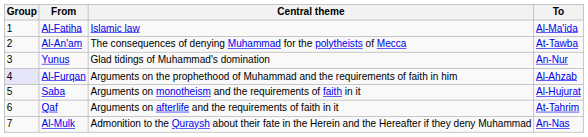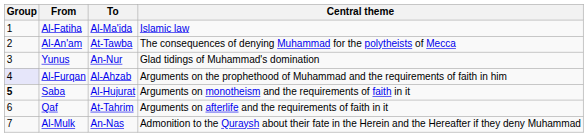columns swapped: (558, 12) <-> (311, 12)
(9, 92) normal -> (9, 92) bold
